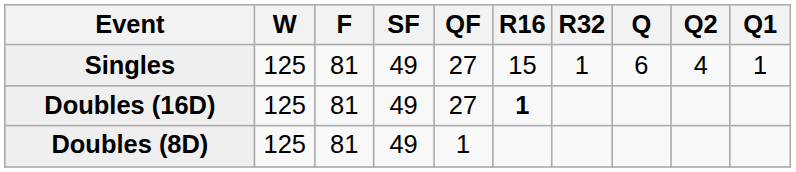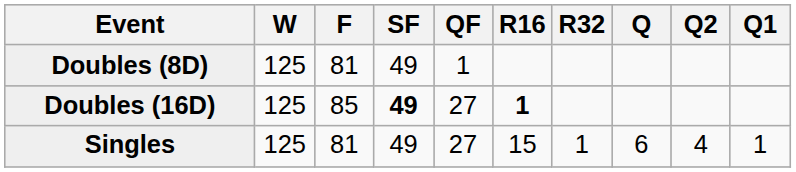rows swapped: (130, 65) <-> (130, 145)
(344, 105) 81 -> (344, 105) 85
(404, 105) normal -> (404, 105) bold
